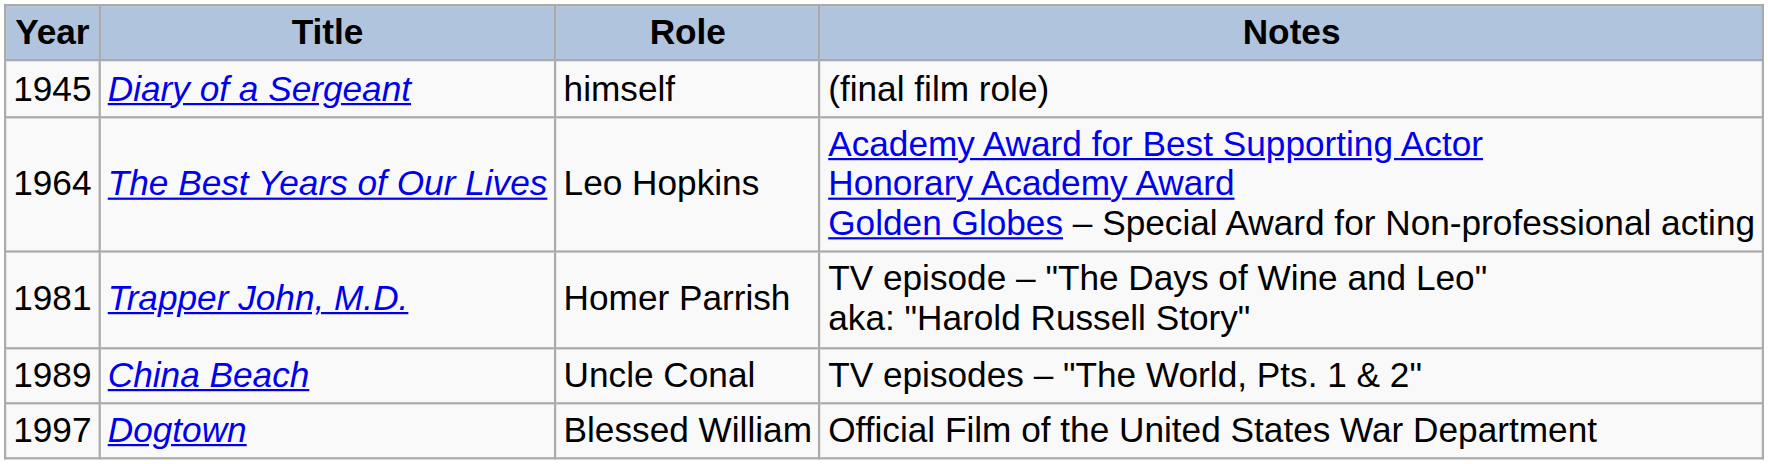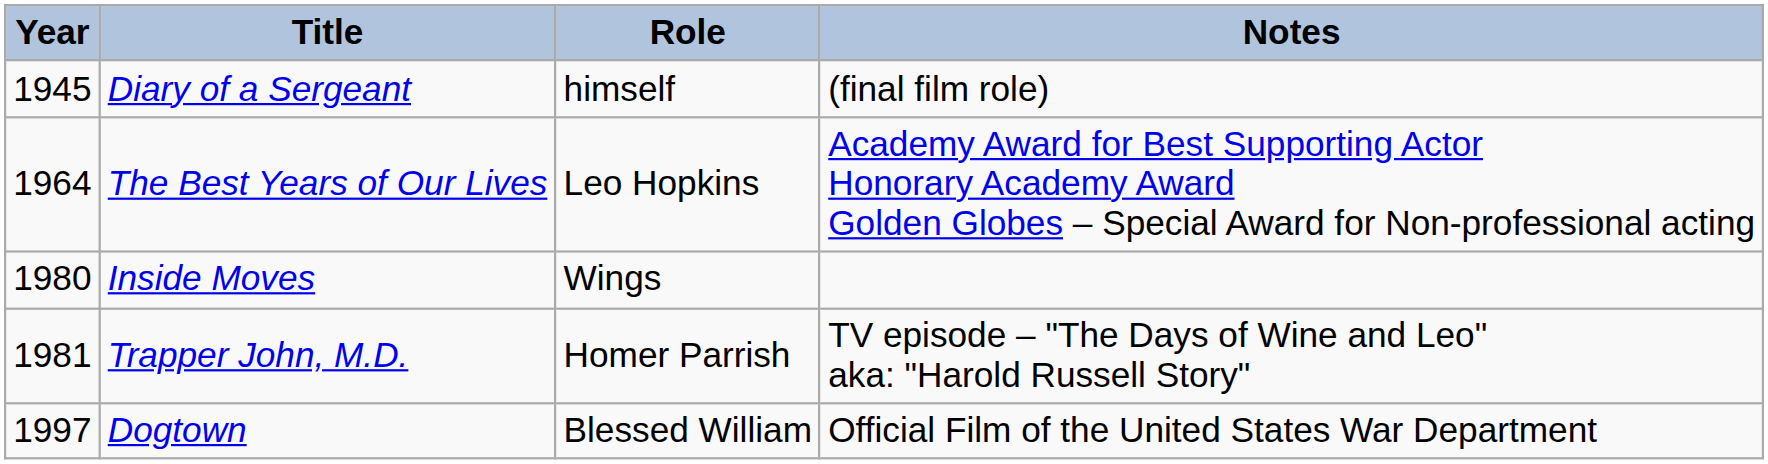+ row: (211, 279)
- row: (209, 374)
